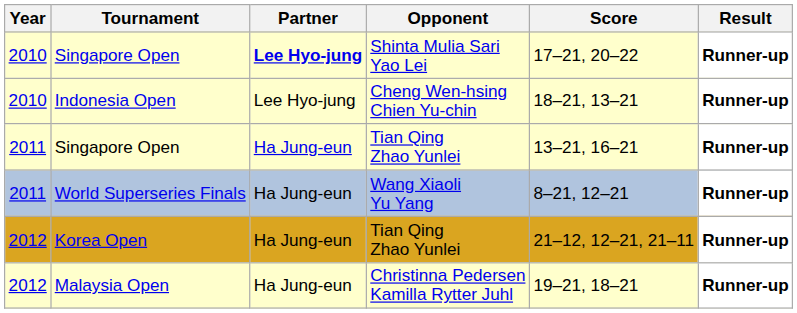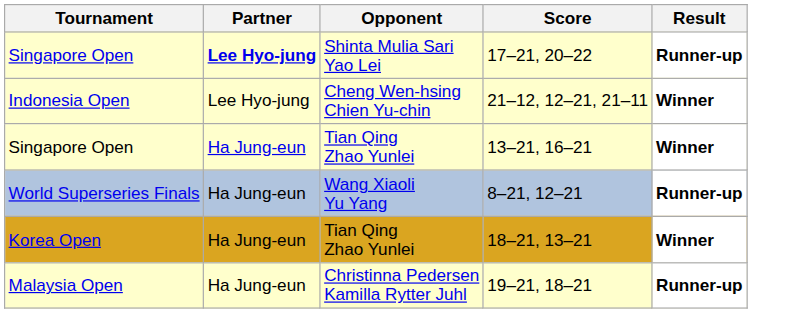- column: (28, 19)
(586, 101) 18–21, 13–21 -> (568, 101) 21–12, 12–21, 21–11
(745, 101) Runner-up -> (685, 101) Winner
(745, 147) Runner-up -> (685, 147) Winner
(614, 240) 21–12, 12–21, 21–11 -> (540, 240) 18–21, 13–21
(745, 240) Runner-up -> (685, 240) Winner
